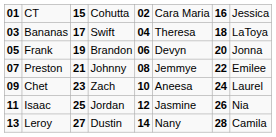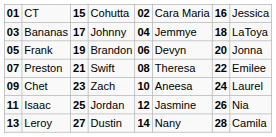(102, 31) Swift -> (108, 31) Johnny
(175, 31) Theresa -> (176, 31) Jemmye
(108, 68) Johnny -> (102, 68) Swift
(176, 68) Jemmye -> (175, 68) Theresa
